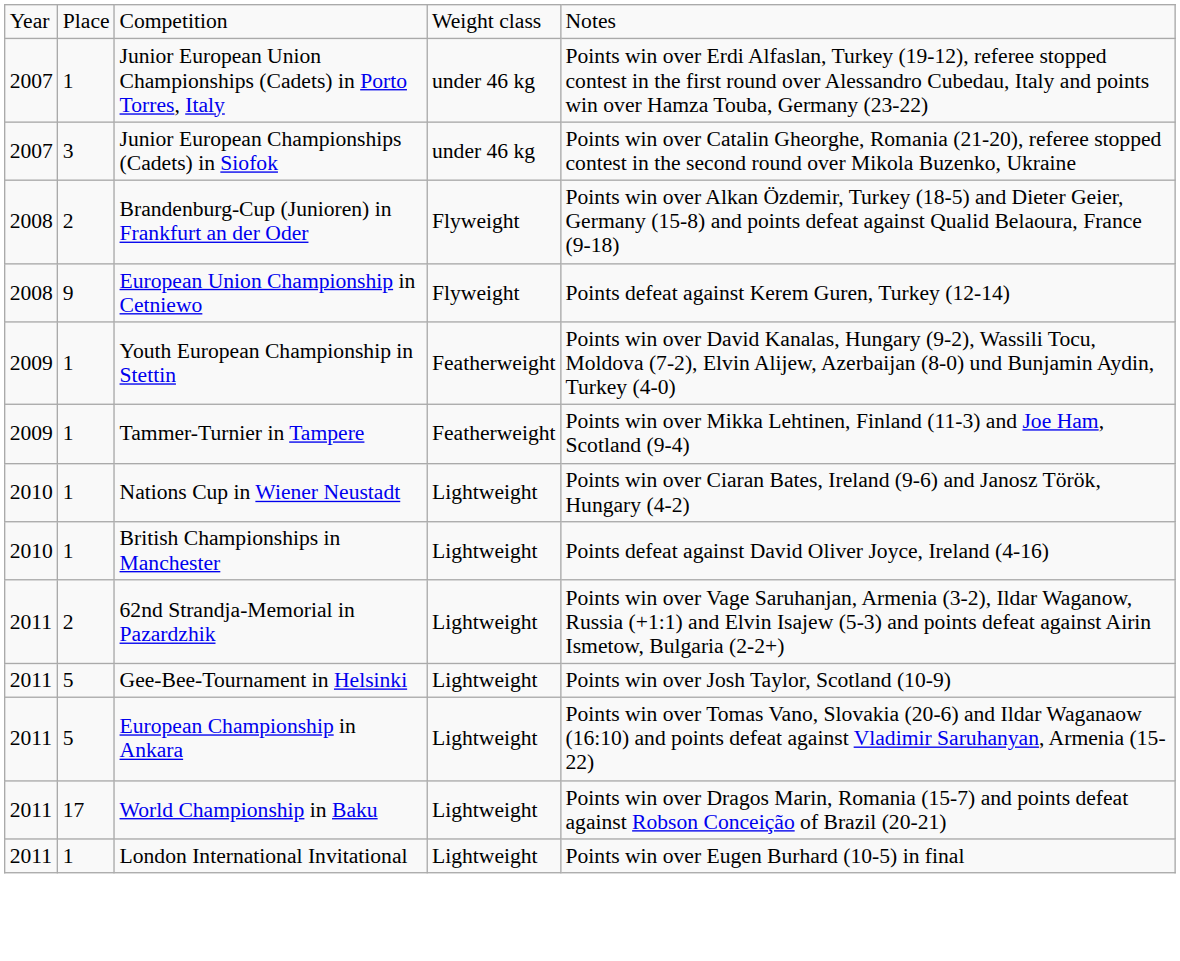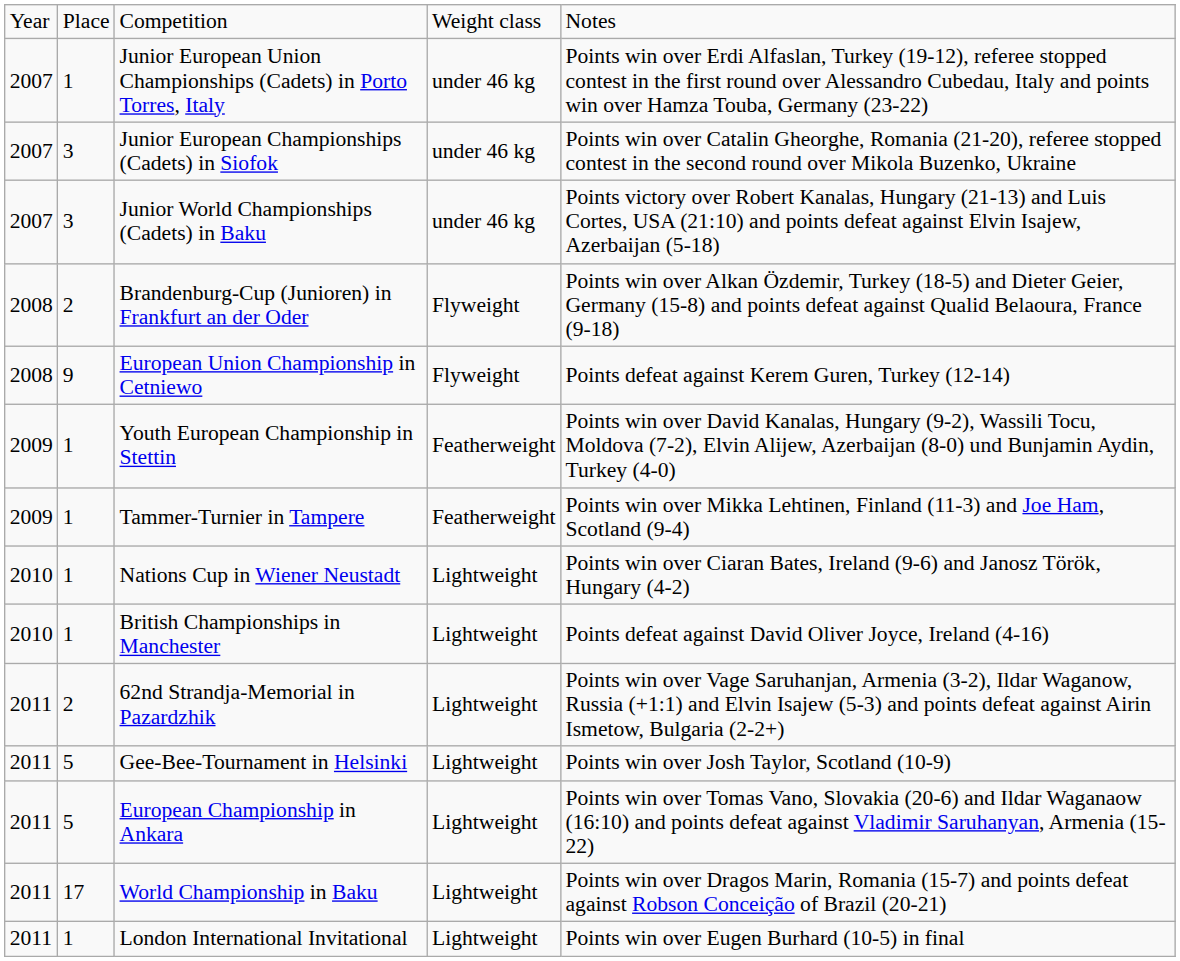+ row: (246, 221)
